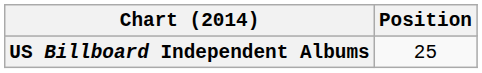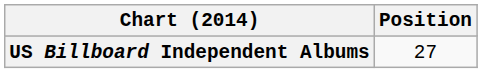(425, 52) 25 -> (425, 52) 27
